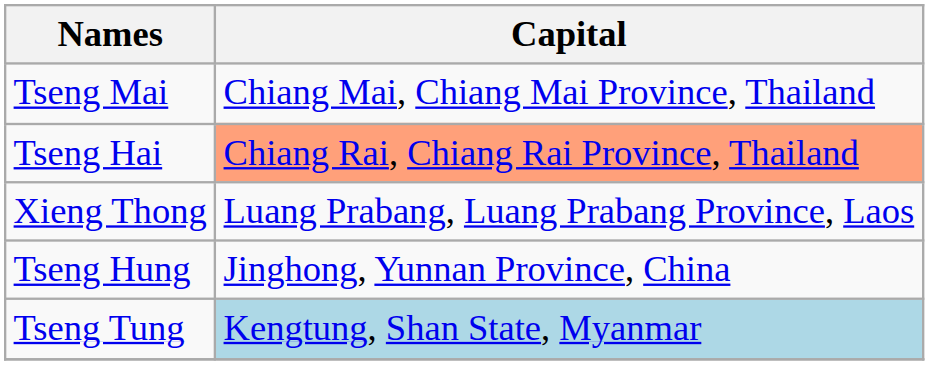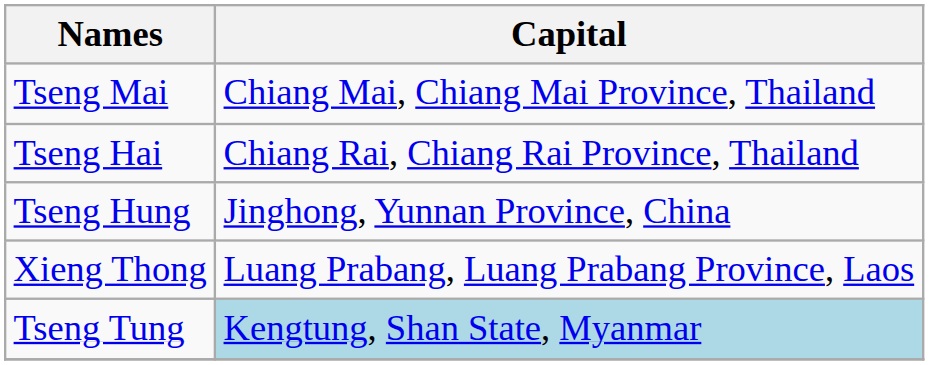(541, 151) lightsalmon background -> (541, 151) no background
rows swapped: (102, 268) <-> (110, 210)
